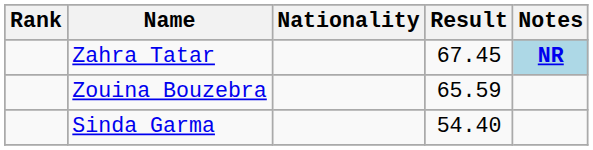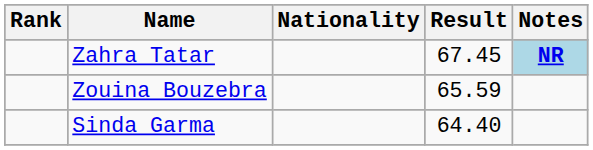(469, 127) 54.40 -> (469, 127) 64.40
